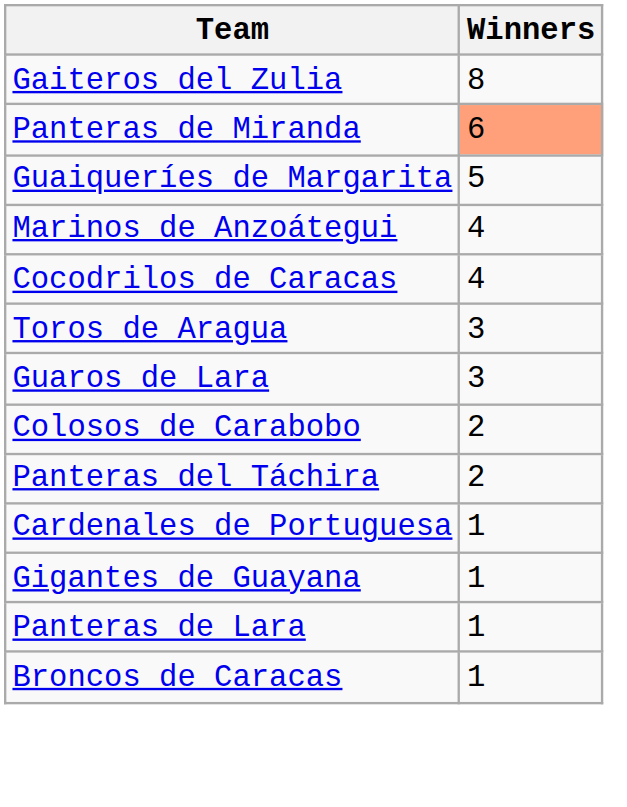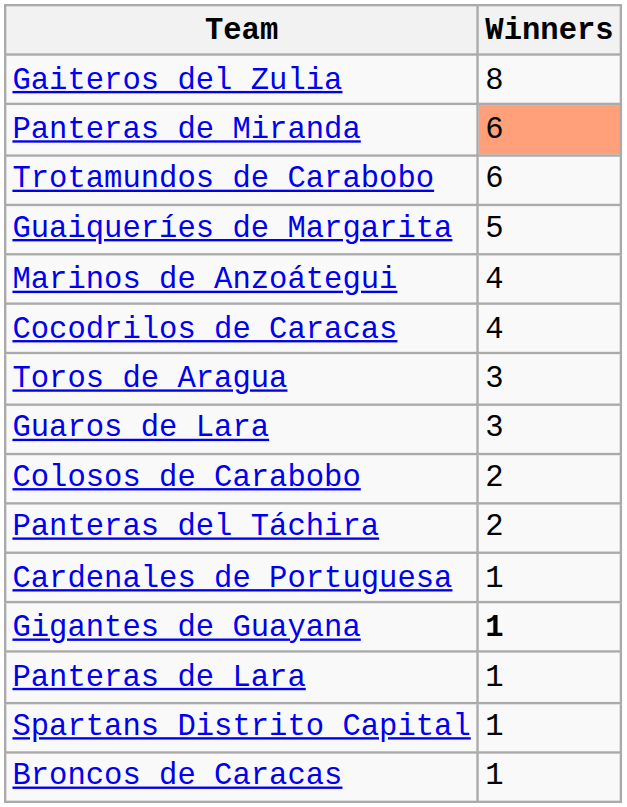+ row: (223, 179)
(476, 578) normal -> (495, 628) bold
+ row: (242, 727)
